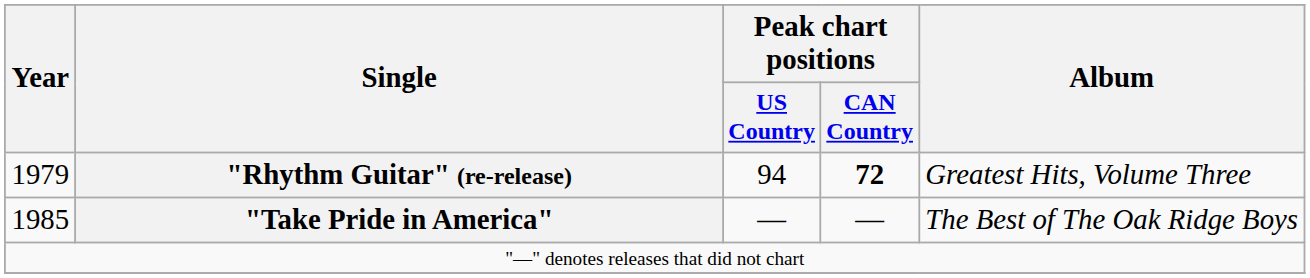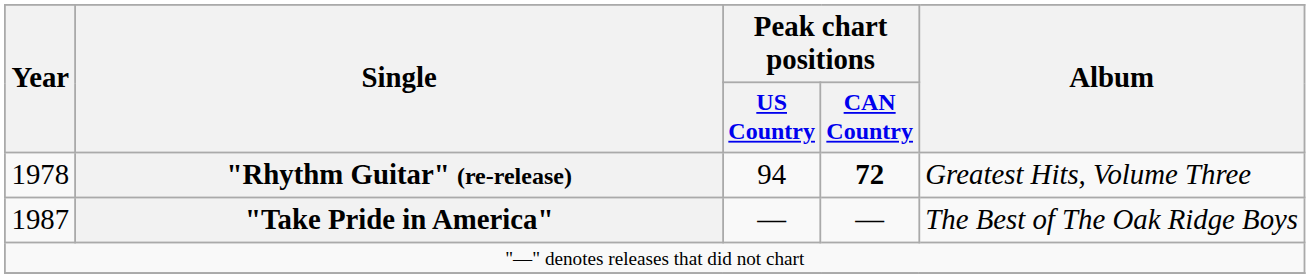(40, 174) 1979 -> (40, 174) 1978
(40, 220) 1985 -> (40, 220) 1987
